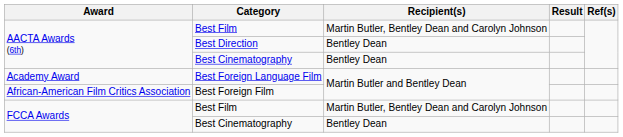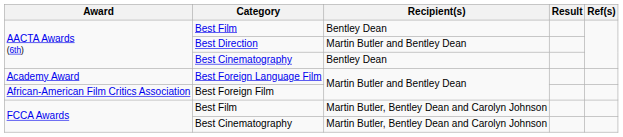(437, 28) Martin Butler, Bentley Dean and Carolyn Johnson -> (357, 28) Bentley Dean
(357, 44) Bentley Dean -> (396, 44) Martin Butler and Bentley Dean
(357, 124) Bentley Dean -> (437, 124) Martin Butler, Bentley Dean and Carolyn Johnson
